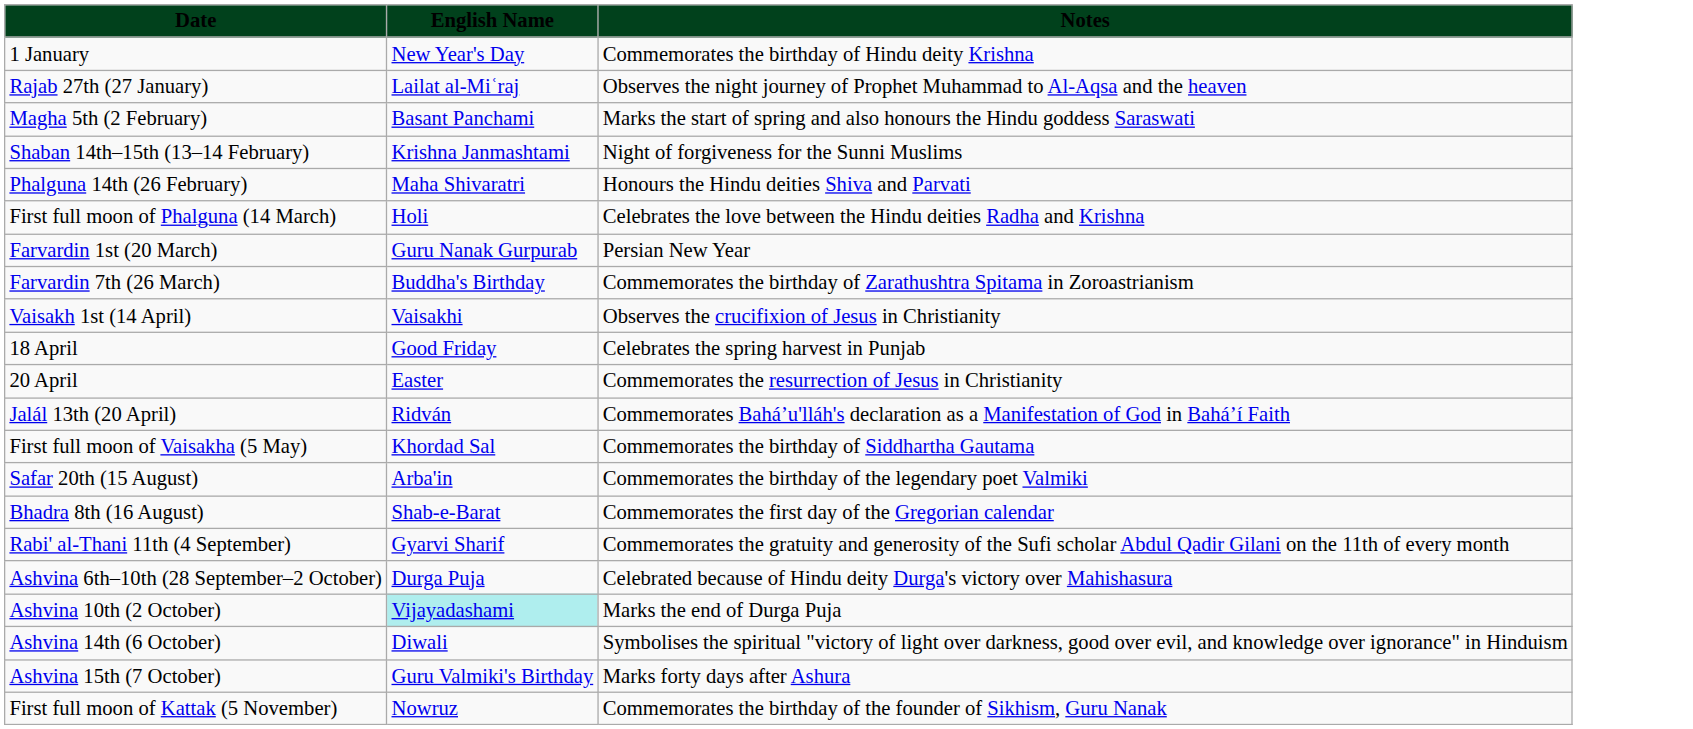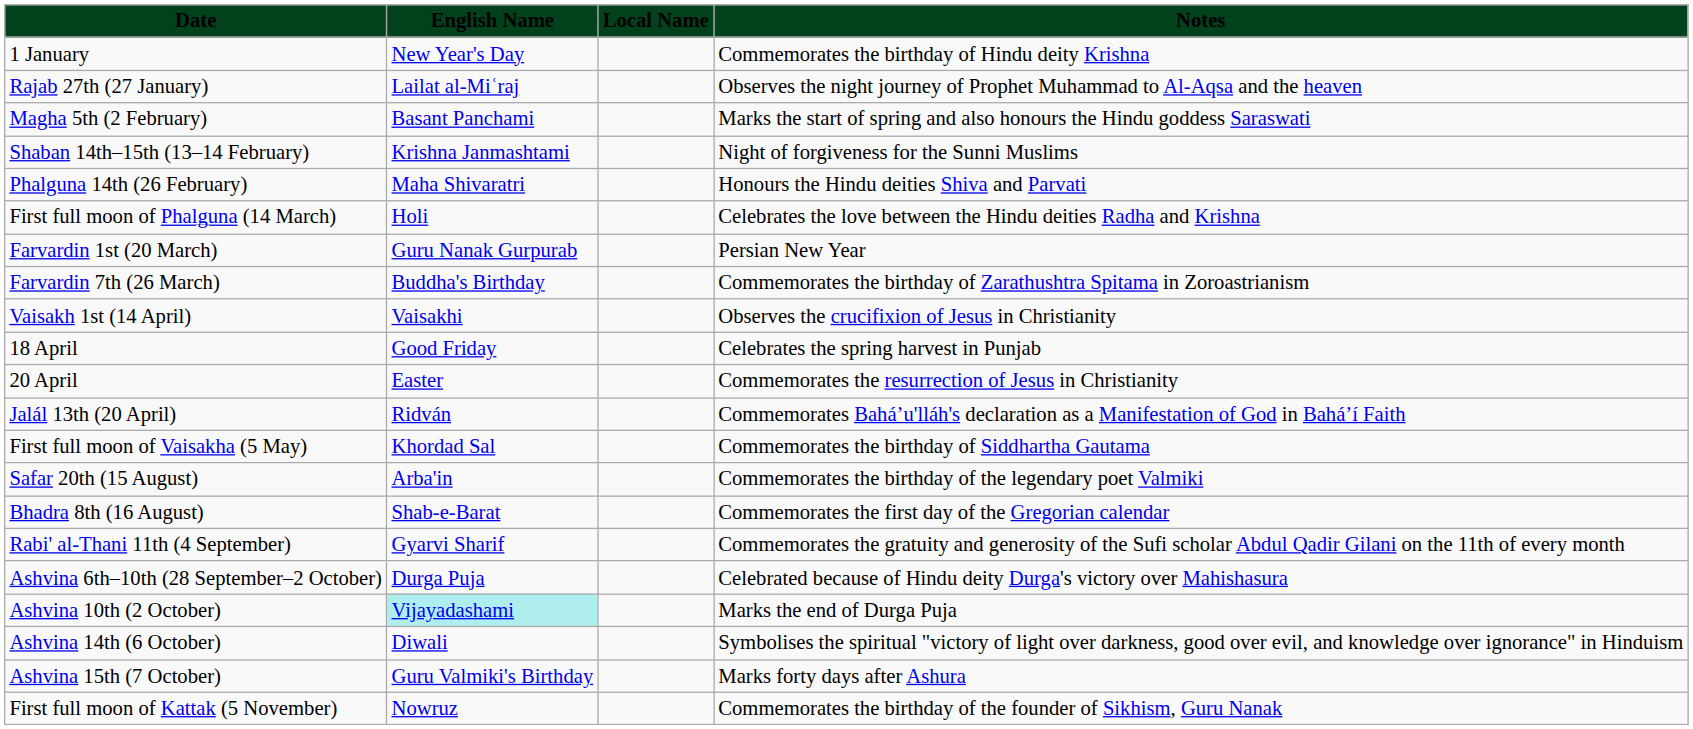+ column: (656, 20)
